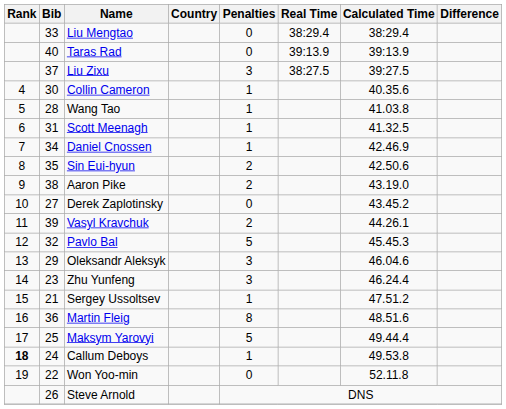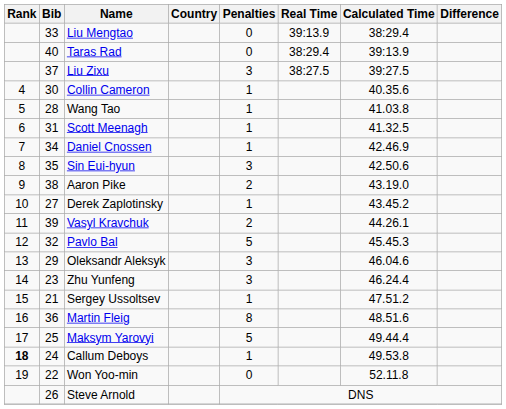(309, 33) 38:29.4 -> (309, 33) 39:13.9
(309, 52) 39:13.9 -> (309, 52) 38:29.4
(249, 166) 2 -> (249, 166) 3
(249, 204) 0 -> (249, 204) 1
